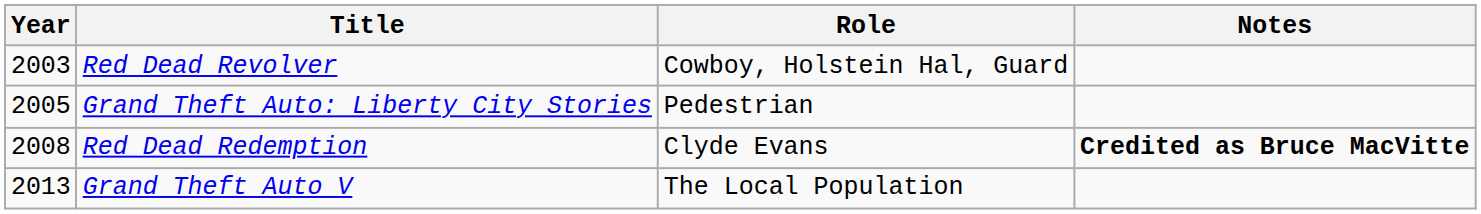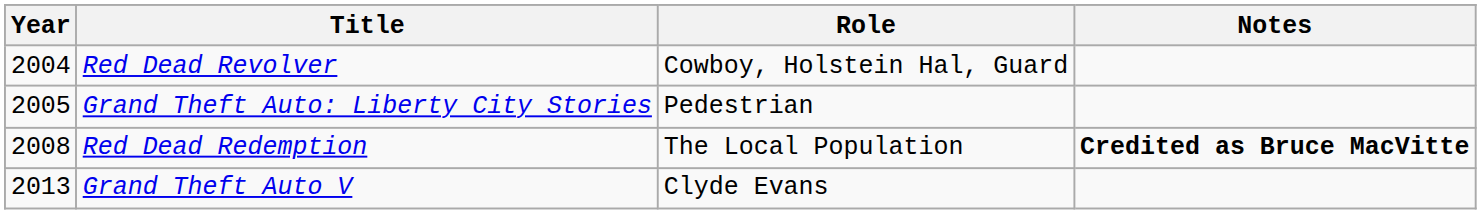(41, 66) 2003 -> (41, 66) 2004
(746, 147) Clyde Evans -> (814, 147) The Local Population
(814, 188) The Local Population -> (746, 188) Clyde Evans
